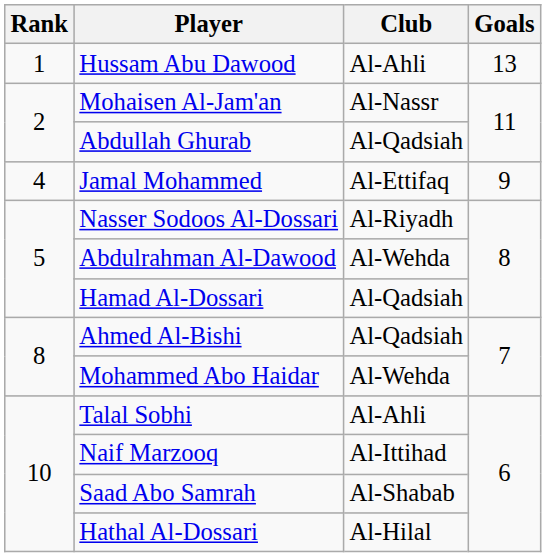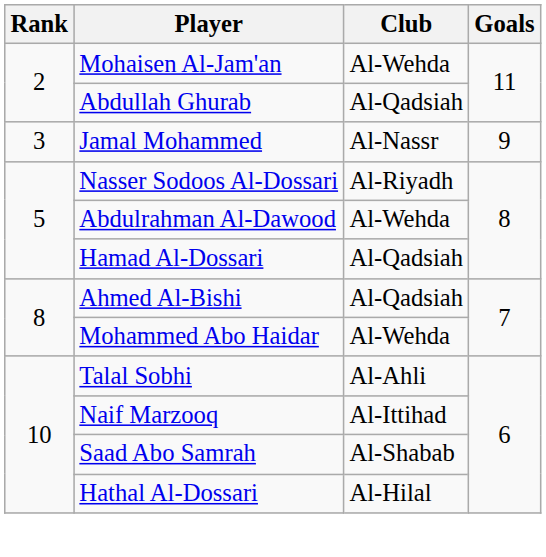- row: (187, 63)
(394, 102) Al-Nassr -> (400, 63) Al-Wehda
(39, 180) 4 -> (39, 141) 3
(399, 180) Al-Ettifaq -> (394, 141) Al-Nassr
